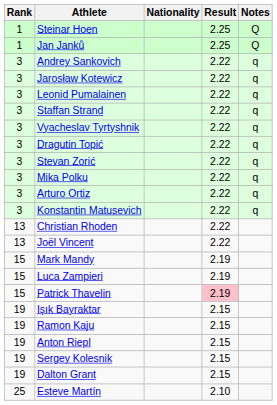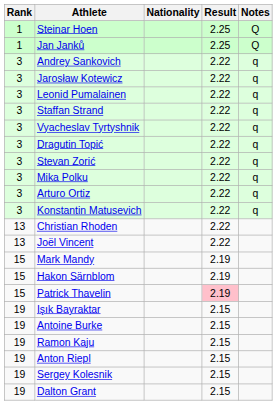+ row: (76, 276)
- row: (70, 276)
+ row: (70, 326)
- row: (69, 392)
